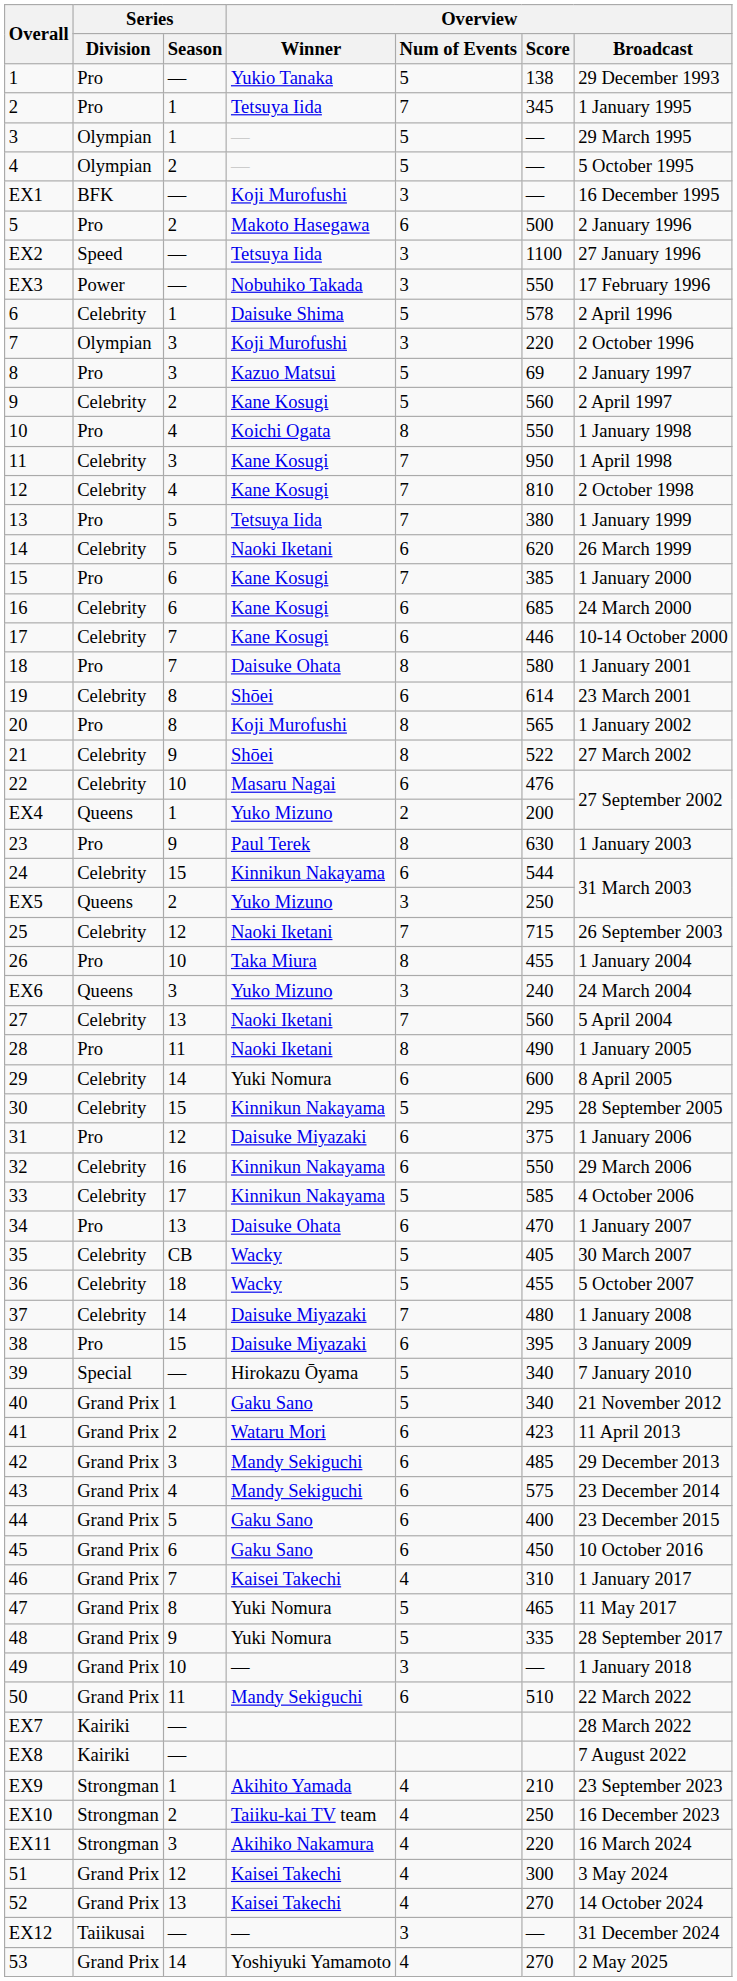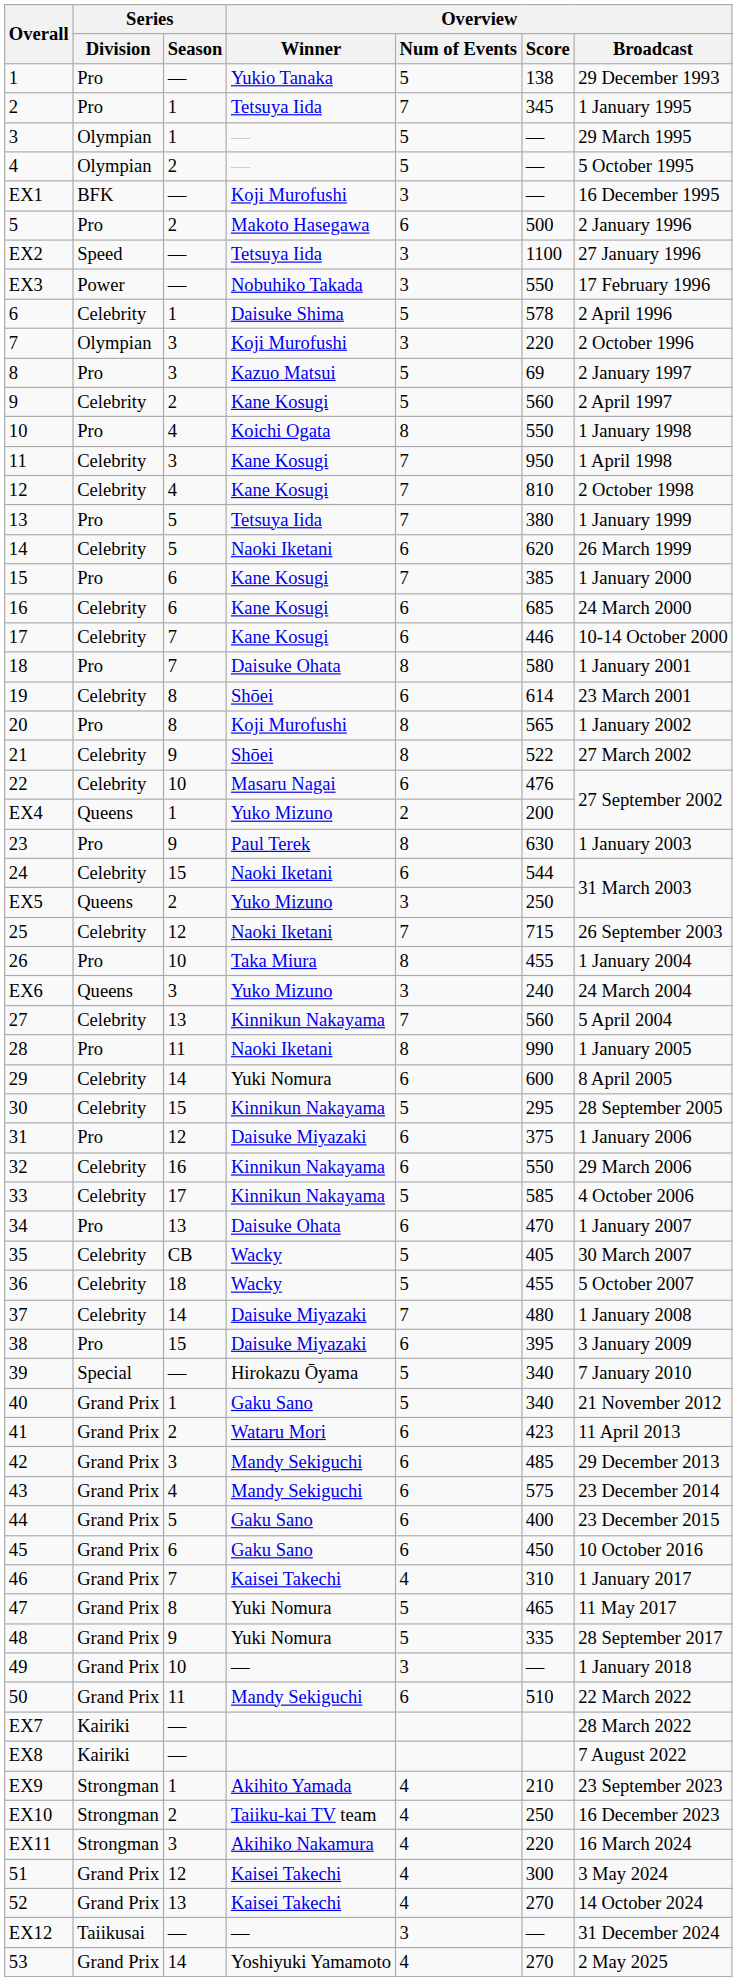(308, 872) Kinnikun Nakayama -> (282, 872) Naoki Iketani
(282, 1020) Naoki Iketani -> (308, 1020) Kinnikun Nakayama
(540, 1049) 490 -> (540, 1049) 990
